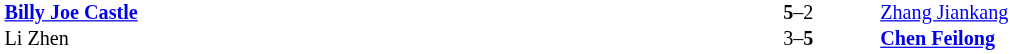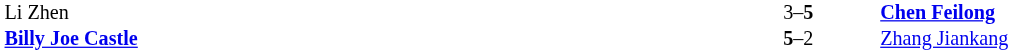rows swapped: (71, 12) <-> (37, 38)
